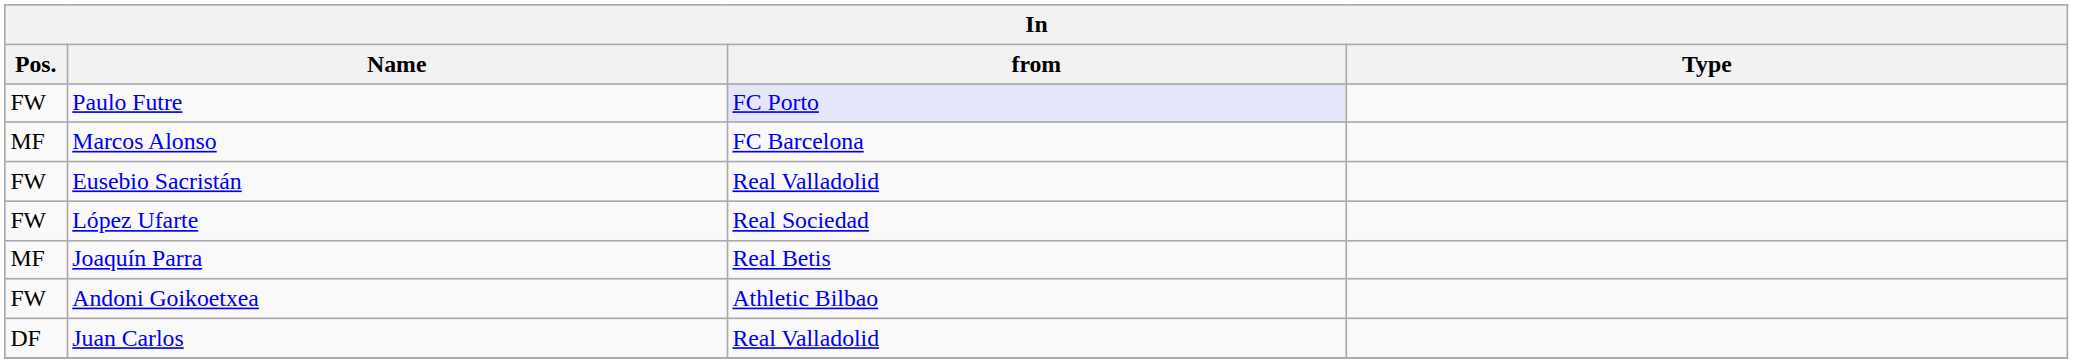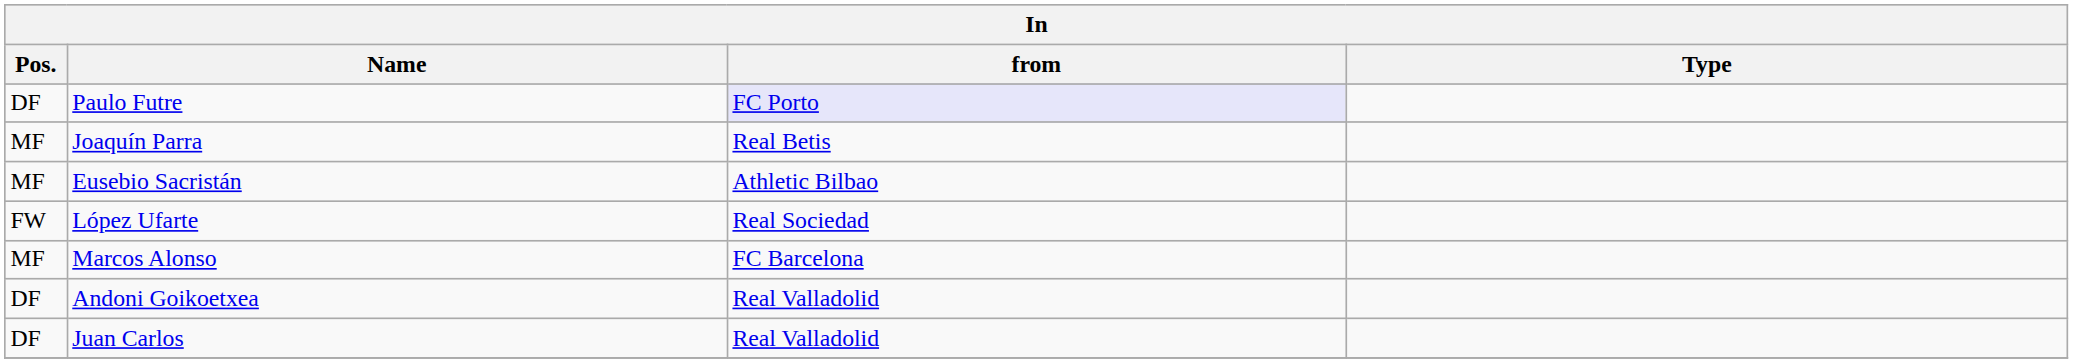(28, 102) FW -> (26, 102) DF
rows swapped: (137, 259) <-> (144, 142)
(28, 181) FW -> (28, 181) MF
(806, 181) Real Valladolid -> (805, 181) Athletic Bilbao
(28, 298) FW -> (26, 298) DF
(805, 298) Athletic Bilbao -> (806, 298) Real Valladolid
